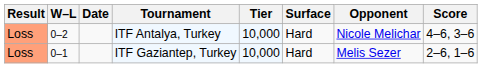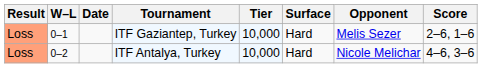rows swapped: (176, 53) <-> (168, 33)
